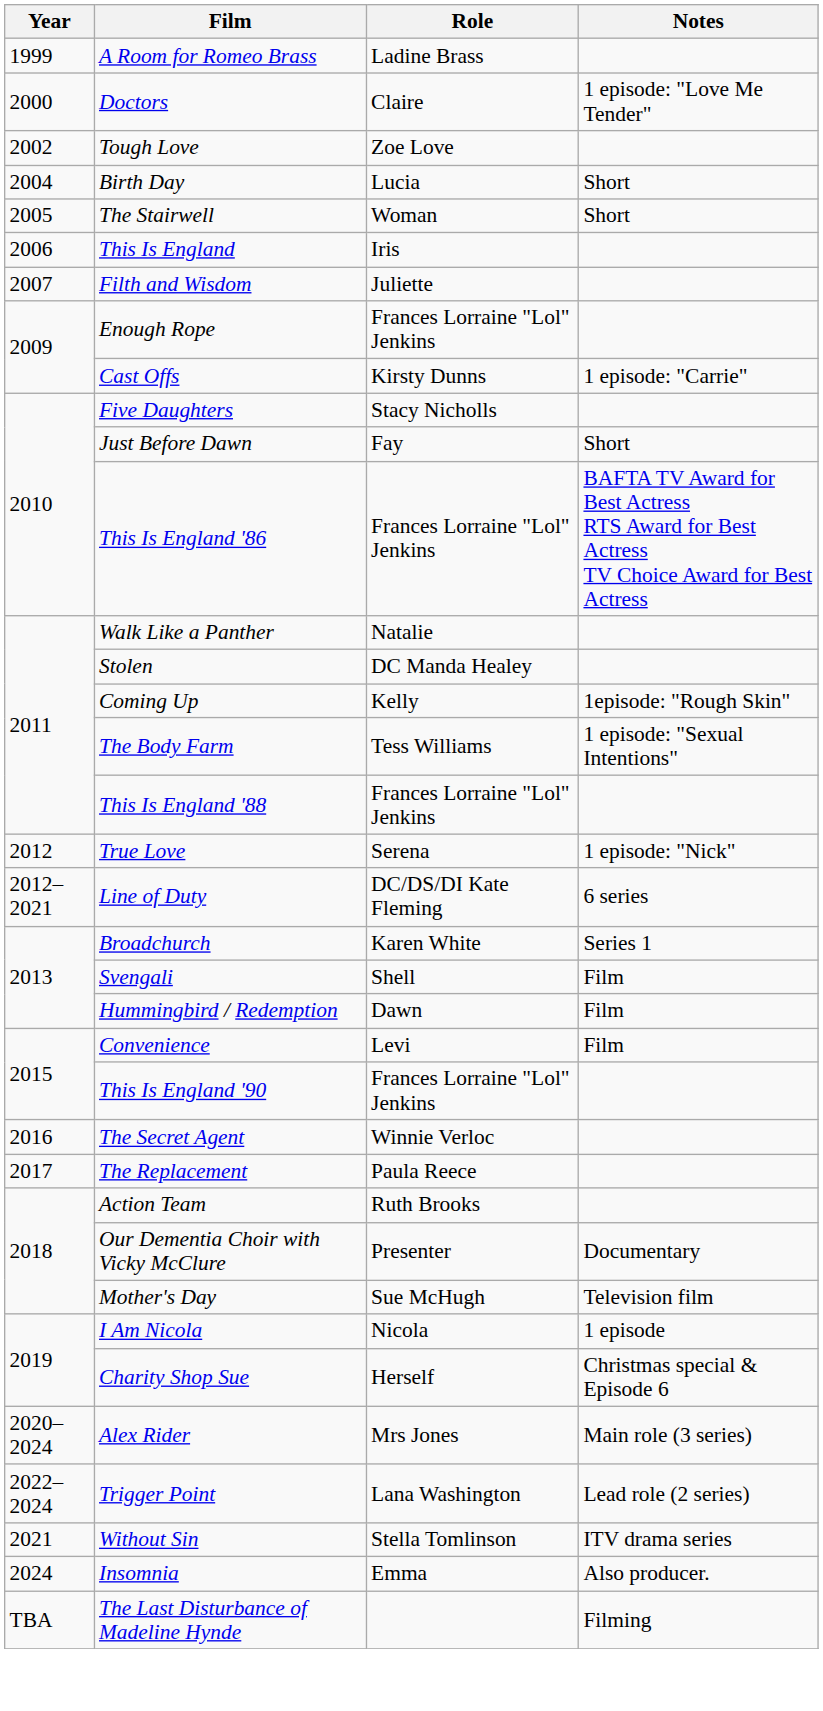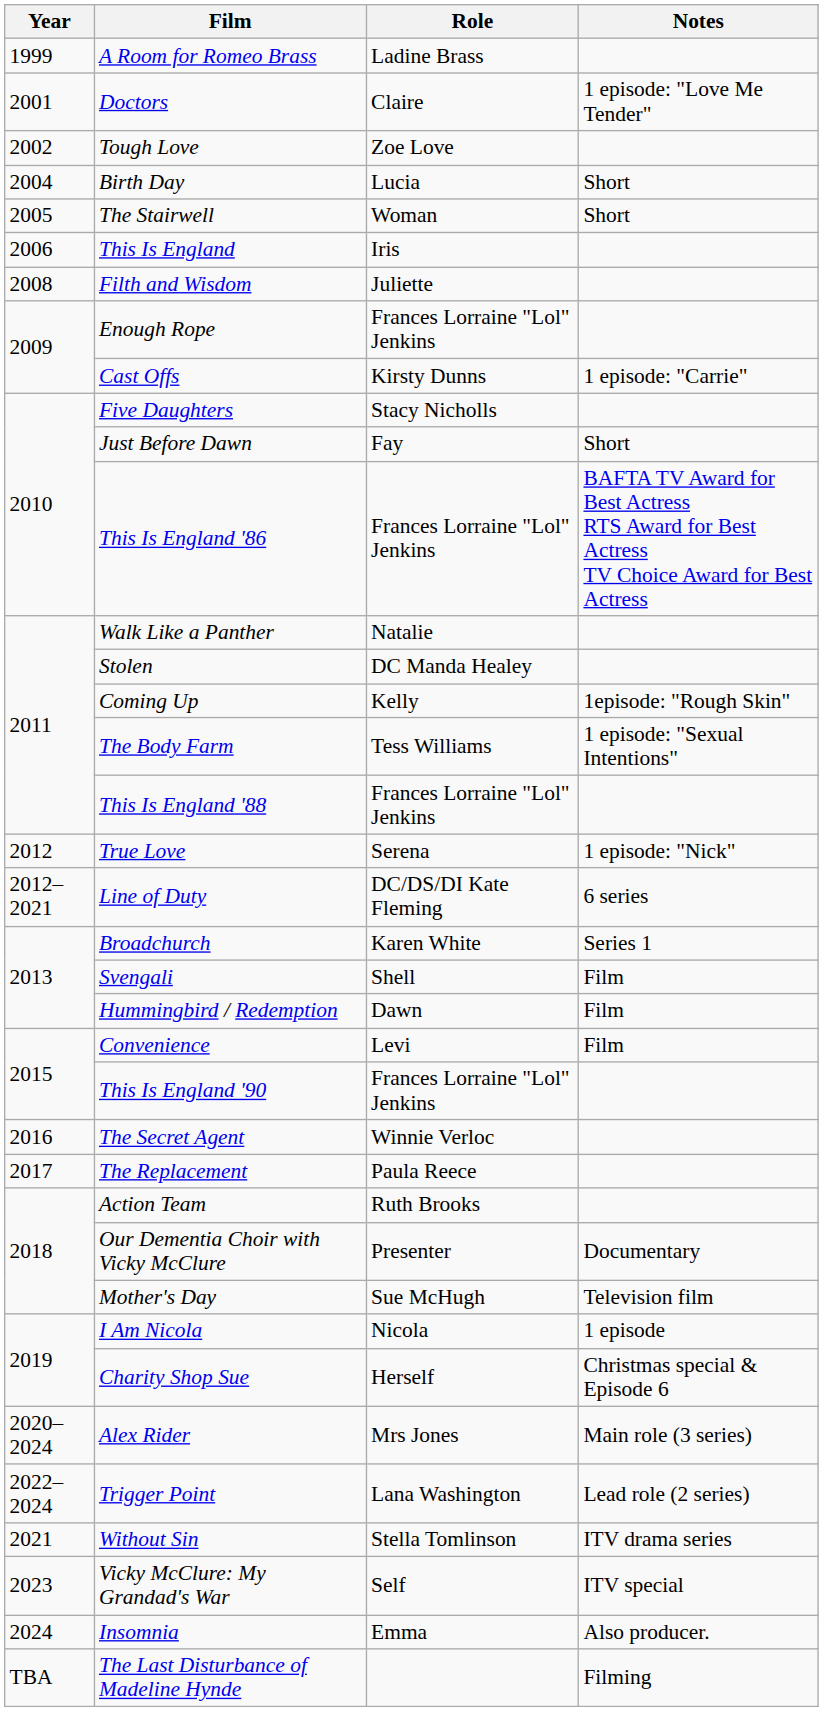(31, 101) 2000 -> (31, 101) 2001
(31, 283) 2007 -> (31, 283) 2008
+ row: (182, 1585)
